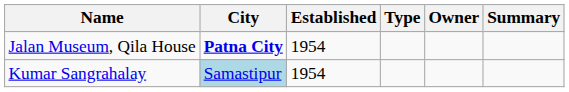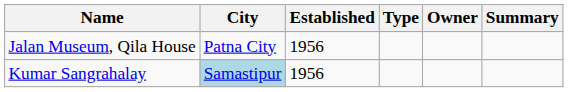(243, 45) bold -> (240, 45) normal
(308, 45) 1954 -> (307, 45) 1956
(308, 73) 1954 -> (307, 73) 1956
